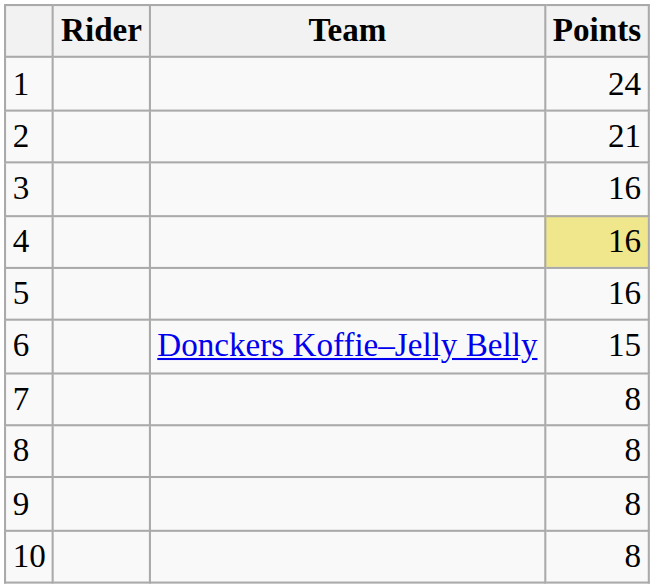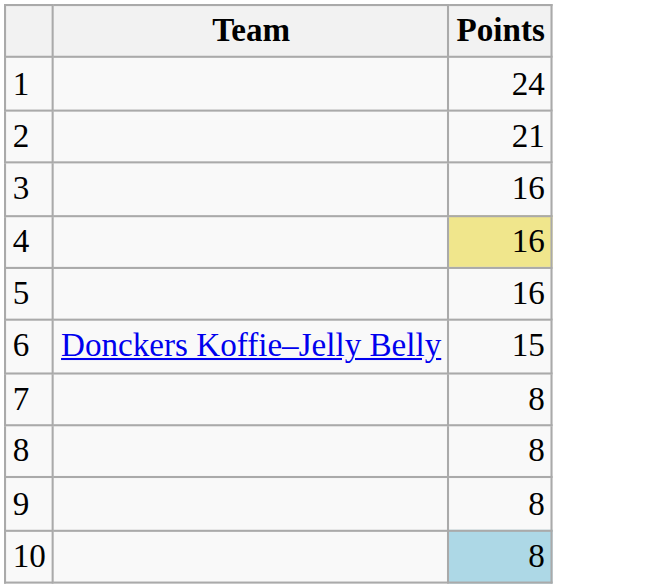- column: (102, 30)
(633, 556) no background -> (537, 556) lightblue background
